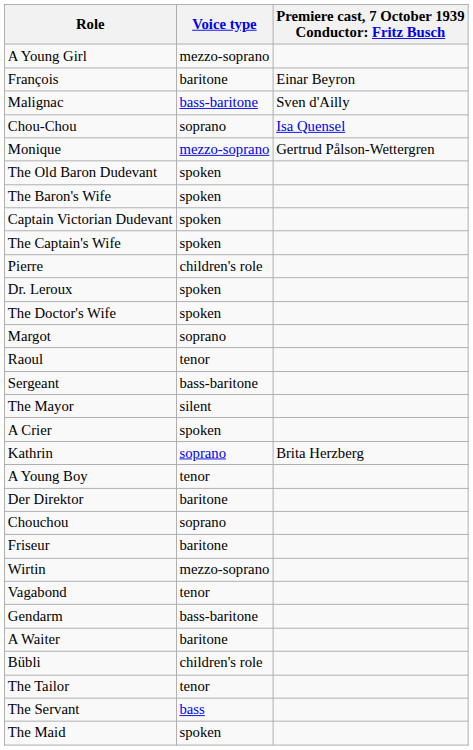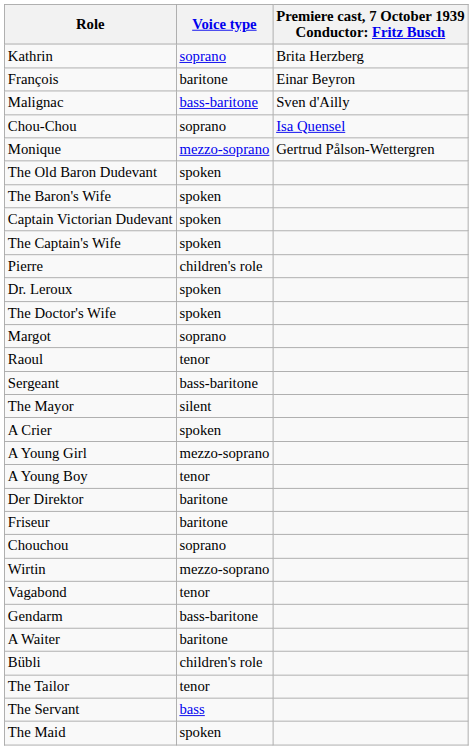rows swapped: (30, 452) <-> (47, 56)
rows swapped: (38, 522) <-> (29, 546)
